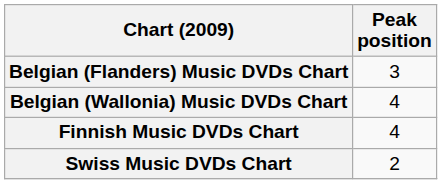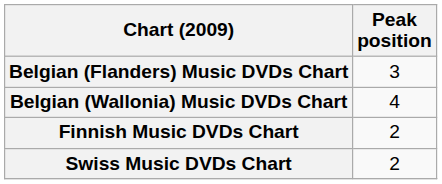(394, 132) 4 -> (394, 132) 2
